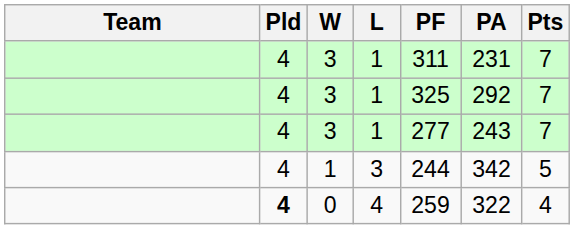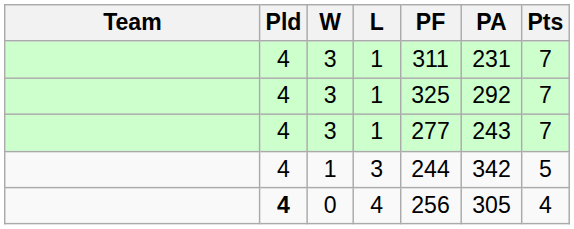(430, 205) 259 -> (430, 205) 256
(492, 205) 322 -> (492, 205) 305
